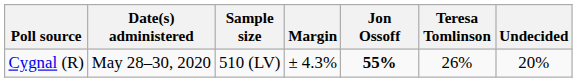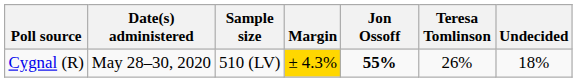(313, 63) no background -> (313, 63) gold background
(534, 63) 20% -> (534, 63) 18%
